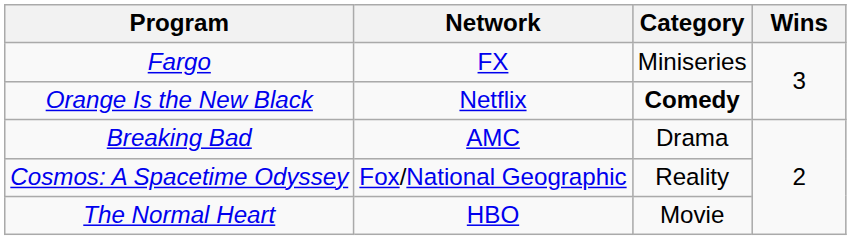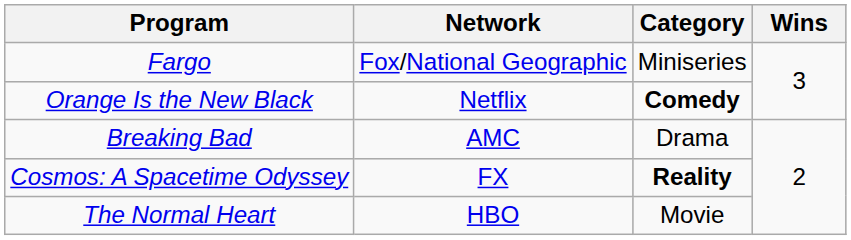(493, 61) FX -> (493, 61) Fox/National Geographic
(493, 176) Fox/National Geographic -> (493, 176) FX
(692, 176) normal -> (692, 176) bold
